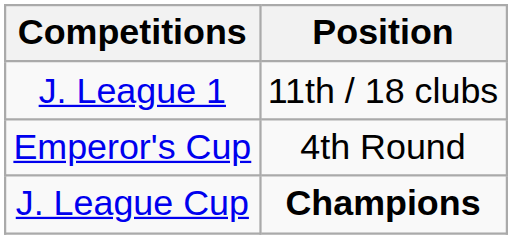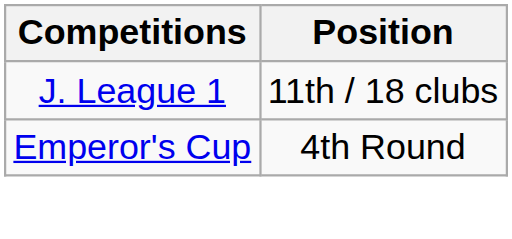- row: (132, 203)
